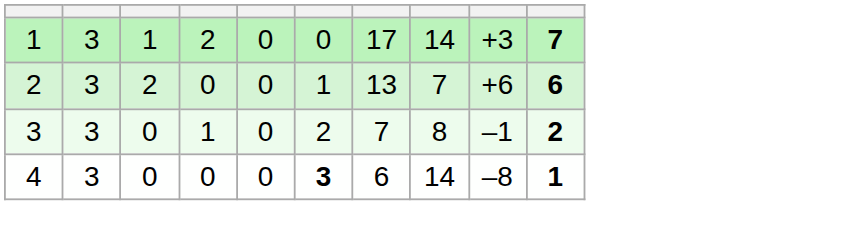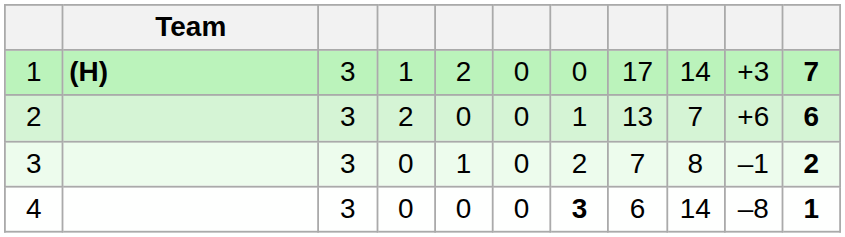+ column: (191, 26)
